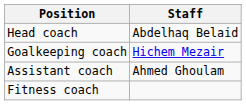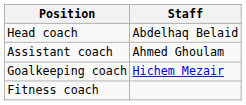rows swapped: (60, 71) <-> (67, 52)
